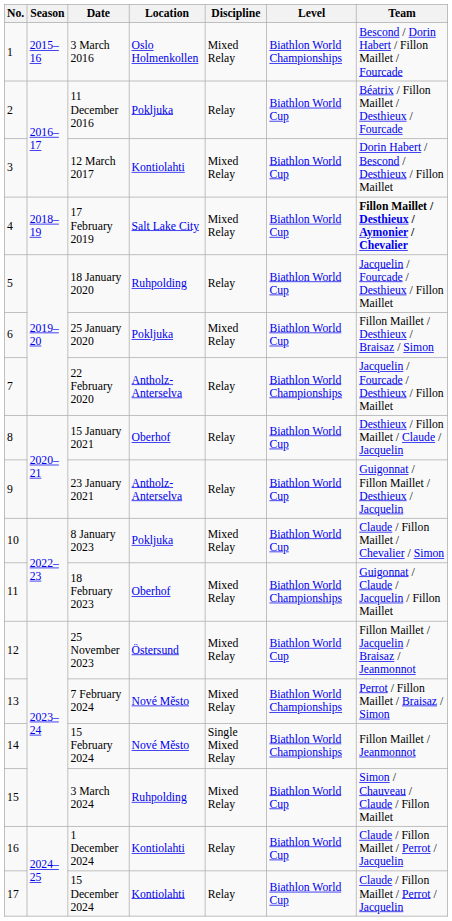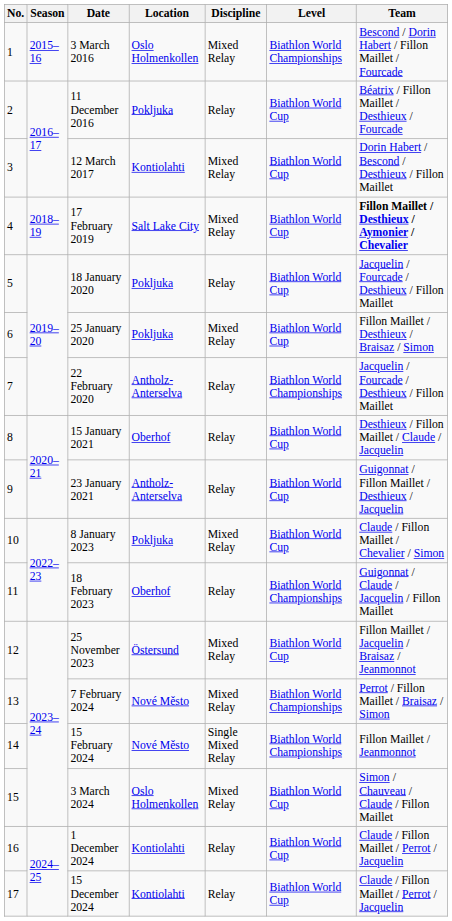(159, 283) Ruhpolding -> (152, 283) Pokljuka
(223, 592) Mixed Relay -> (221, 592) Relay
(159, 797) Ruhpolding -> (165, 797) Oslo Holmenkollen
